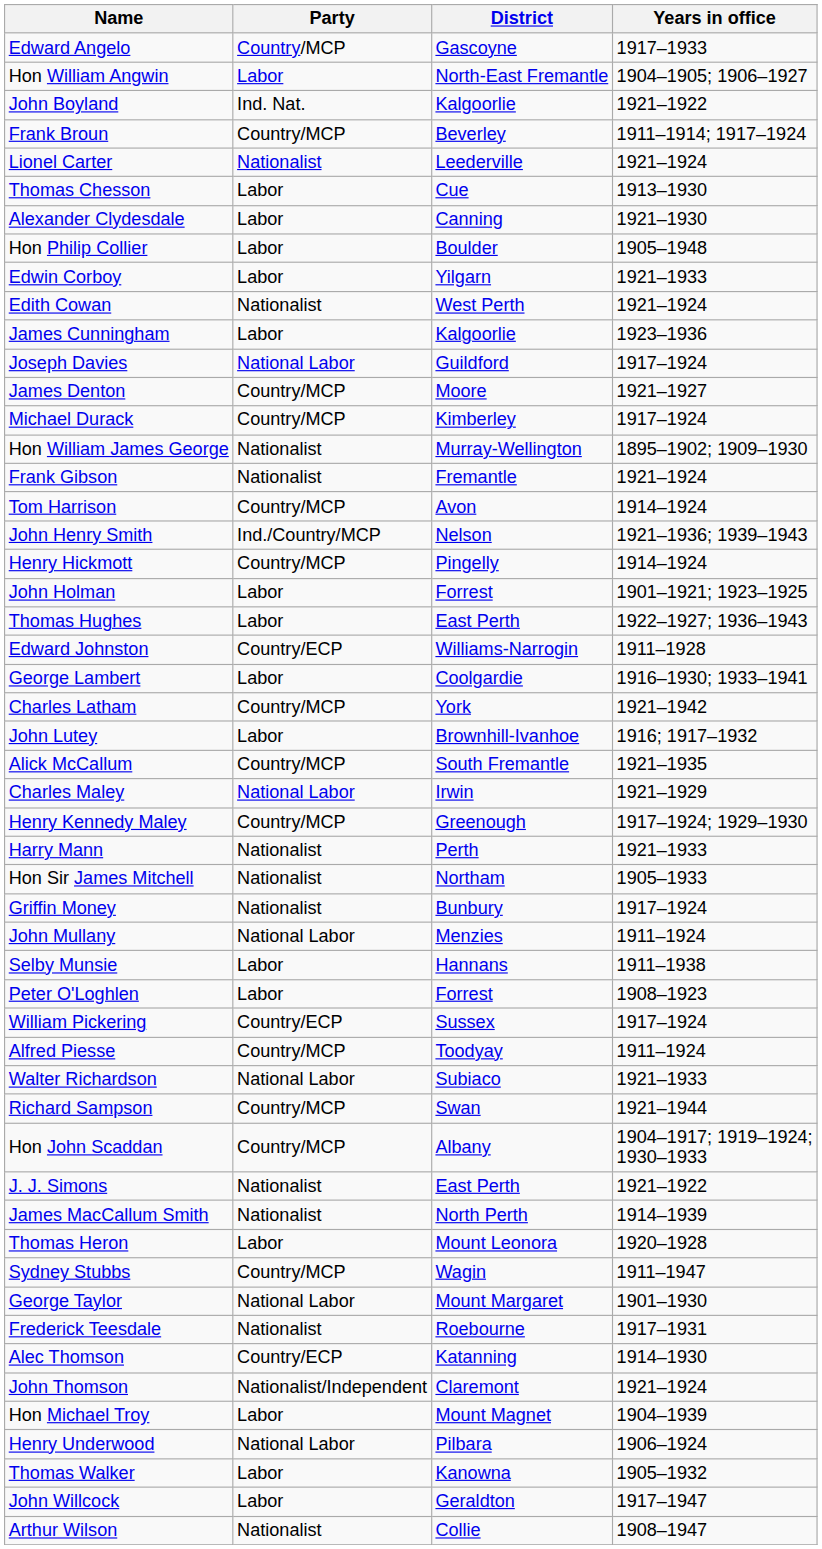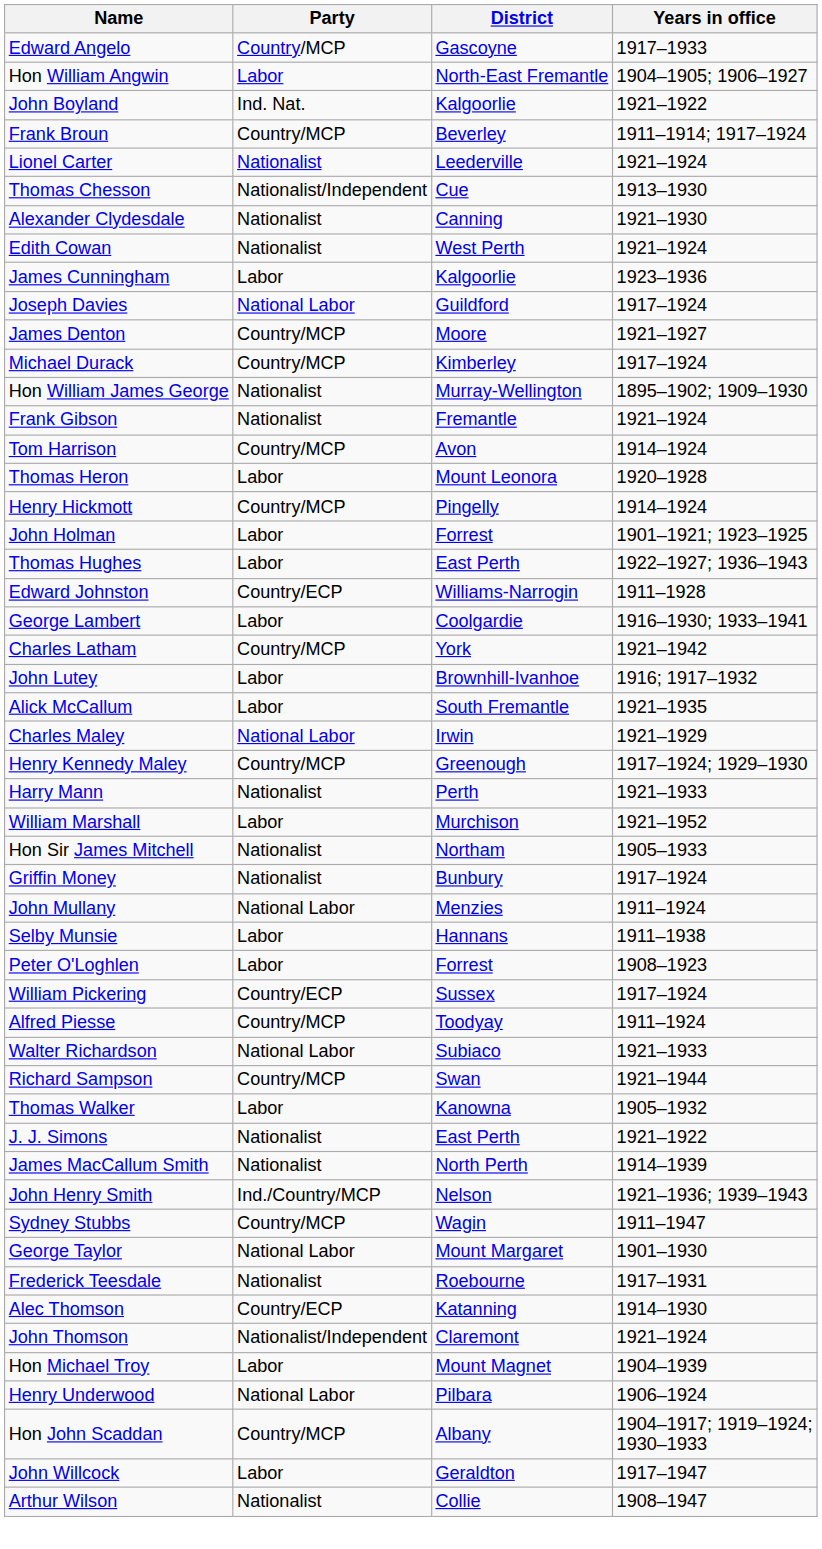(260, 190) Labor -> (332, 190) Nationalist/Independent
(260, 219) Labor -> (279, 219) Nationalist
- row: (78, 248)
- row: (65, 276)
rows swapped: (69, 1243) <-> (81, 534)
(291, 764) Country/MCP -> (260, 707) Labor
+ row: (75, 821)
rows swapped: (86, 1147) <-> (72, 1472)
